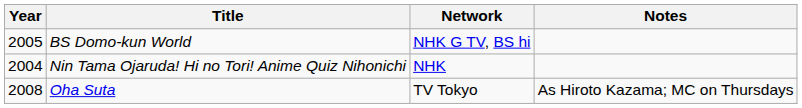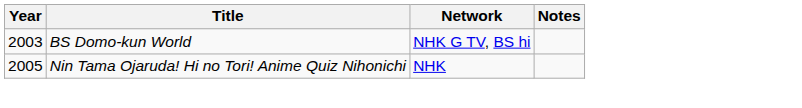(25, 41) 2005 -> (25, 41) 2003
(25, 66) 2004 -> (25, 66) 2005
- row: (83, 90)
